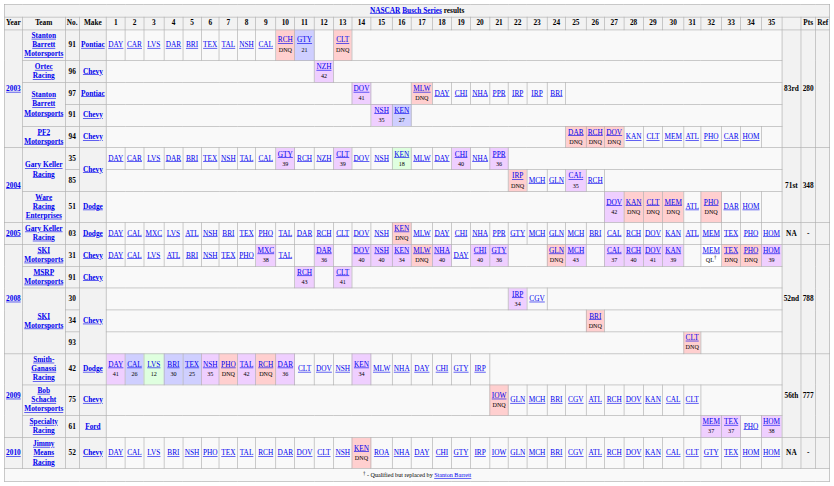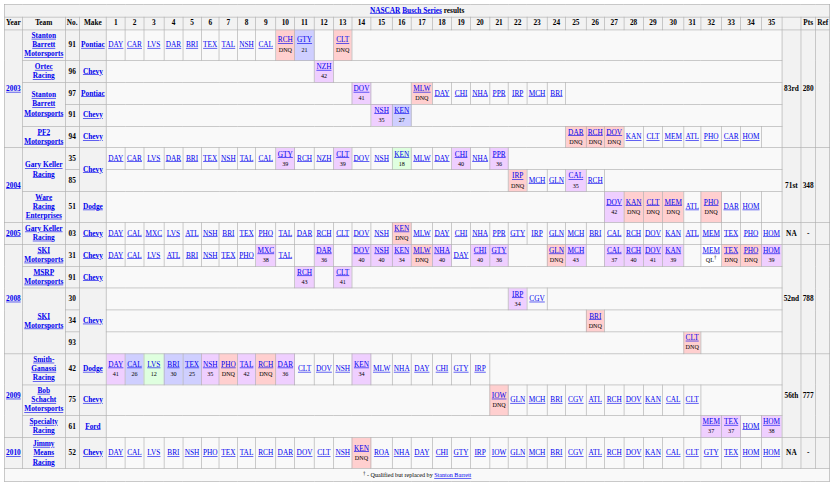(537, 93) IRP -> (537, 93) MCH
(93, 233) Dodge -> (93, 233) Chevy
(537, 233) MCH -> (537, 233) IRP
(751, 426) PHO -> (751, 426) HOM
